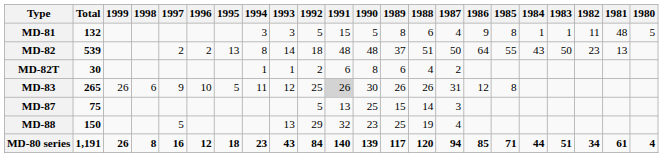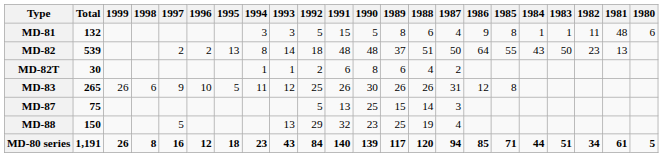(652, 32) 5 -> (652, 32) 6
(345, 88) lightgrey background -> (345, 88) no background
(652, 143) 4 -> (652, 143) 5
